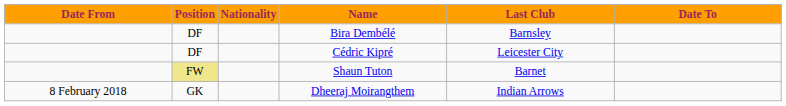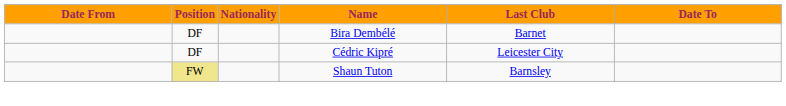(530, 33) Barnsley -> (530, 33) Barnet
(530, 72) Barnet -> (530, 72) Barnsley
- row: (363, 91)
